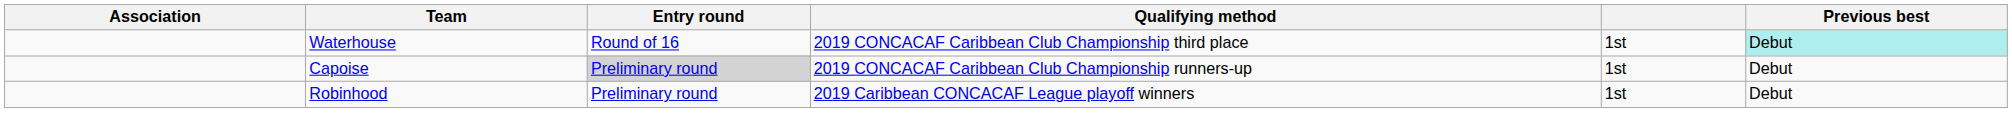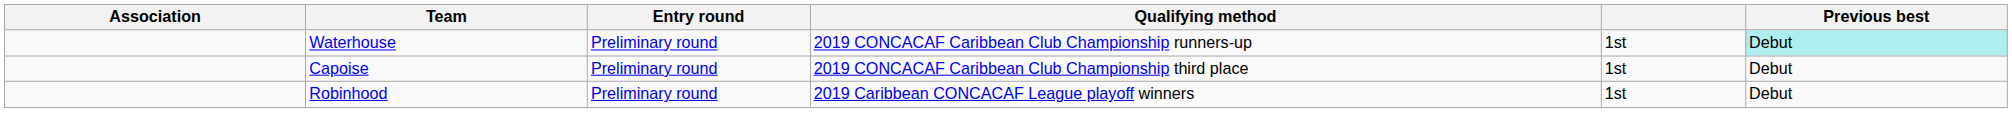(635, 42) Round of 16 -> (654, 42) Preliminary round
(1031, 42) 2019 CONCACAF Caribbean Club Championship third place -> (1033, 42) 2019 CONCACAF Caribbean Club Championship runners-up
(654, 68) lightgrey background -> (654, 68) no background
(1033, 68) 2019 CONCACAF Caribbean Club Championship runners-up -> (1031, 68) 2019 CONCACAF Caribbean Club Championship third place
